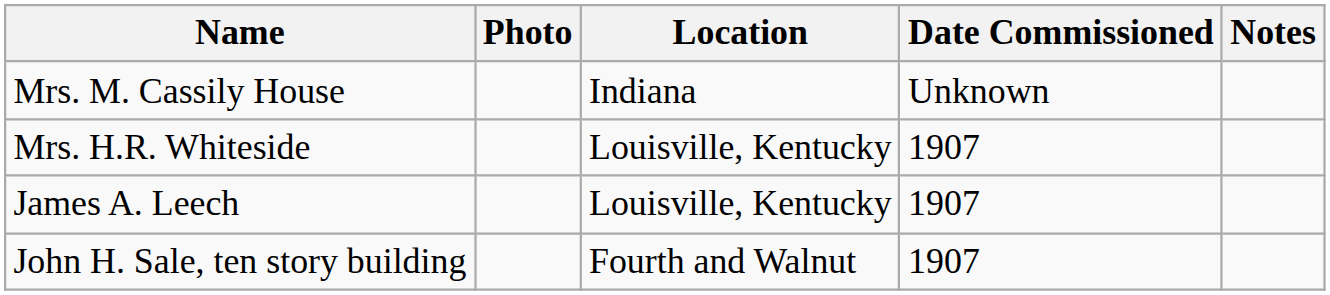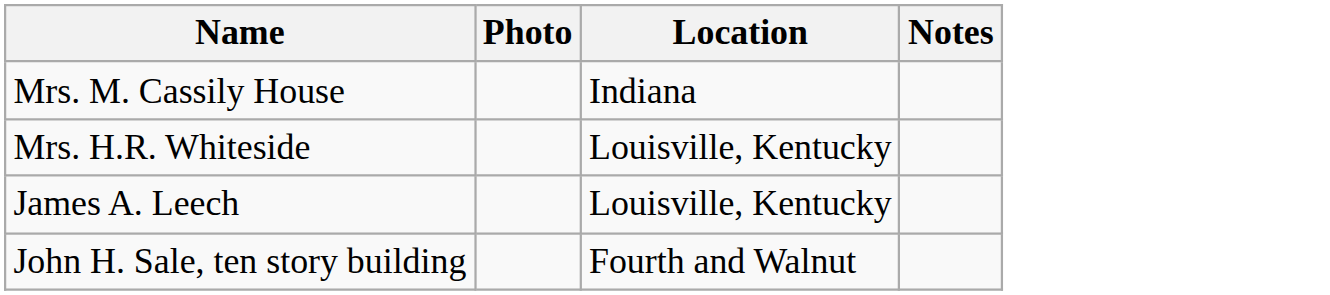- column: (1061, 32)
